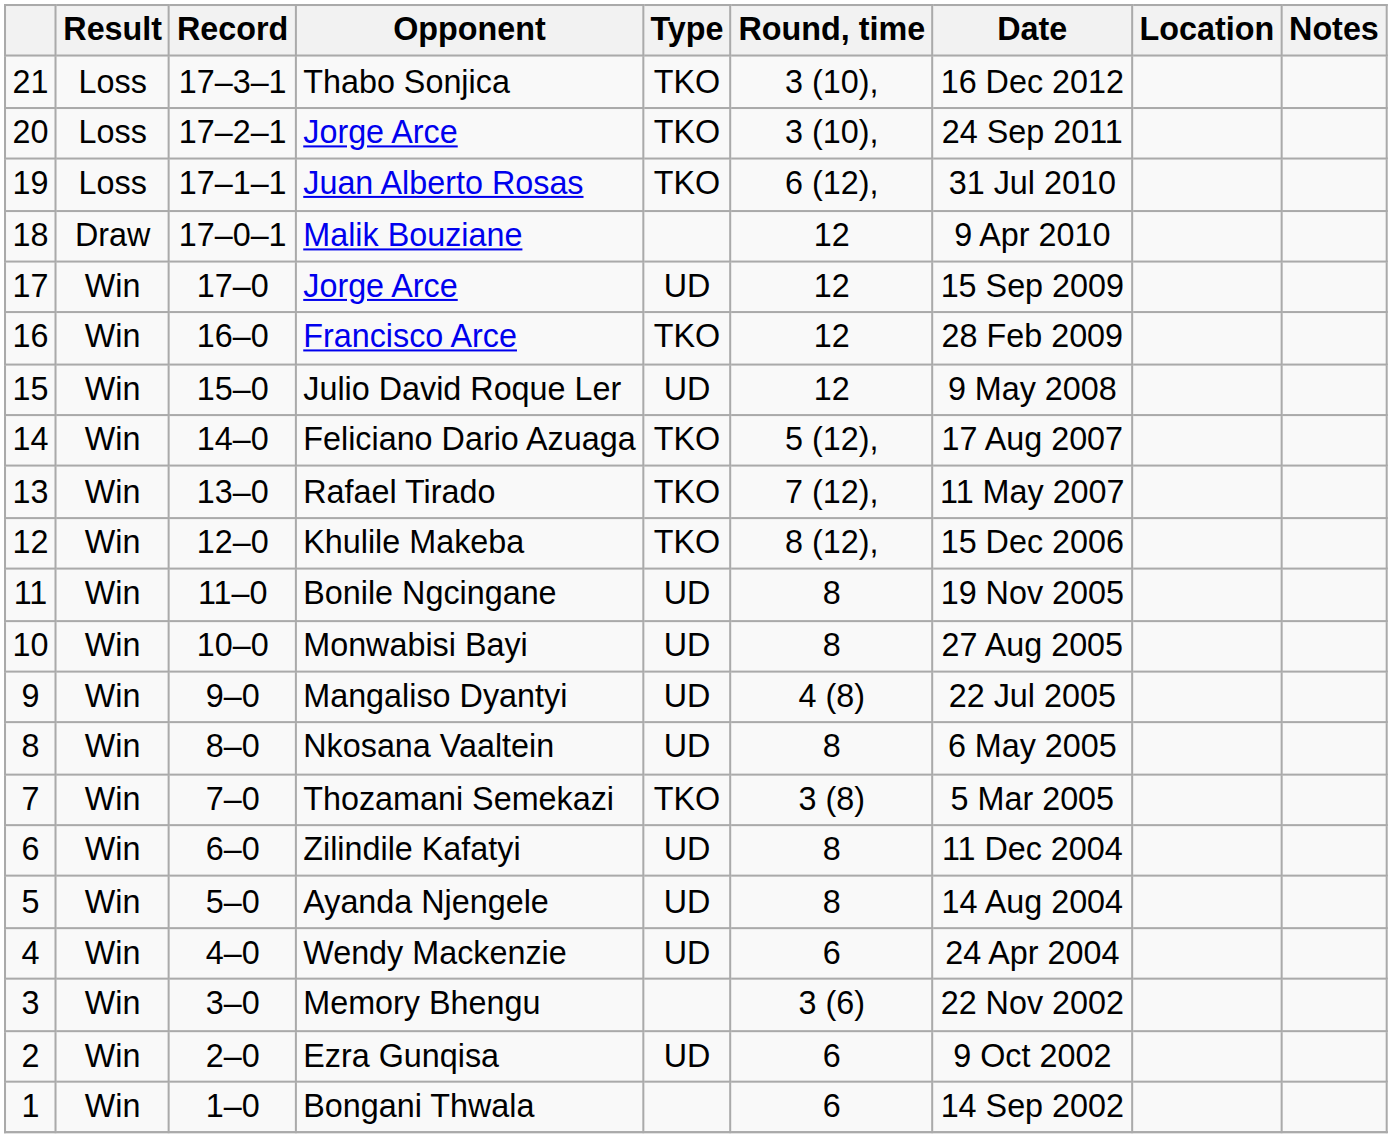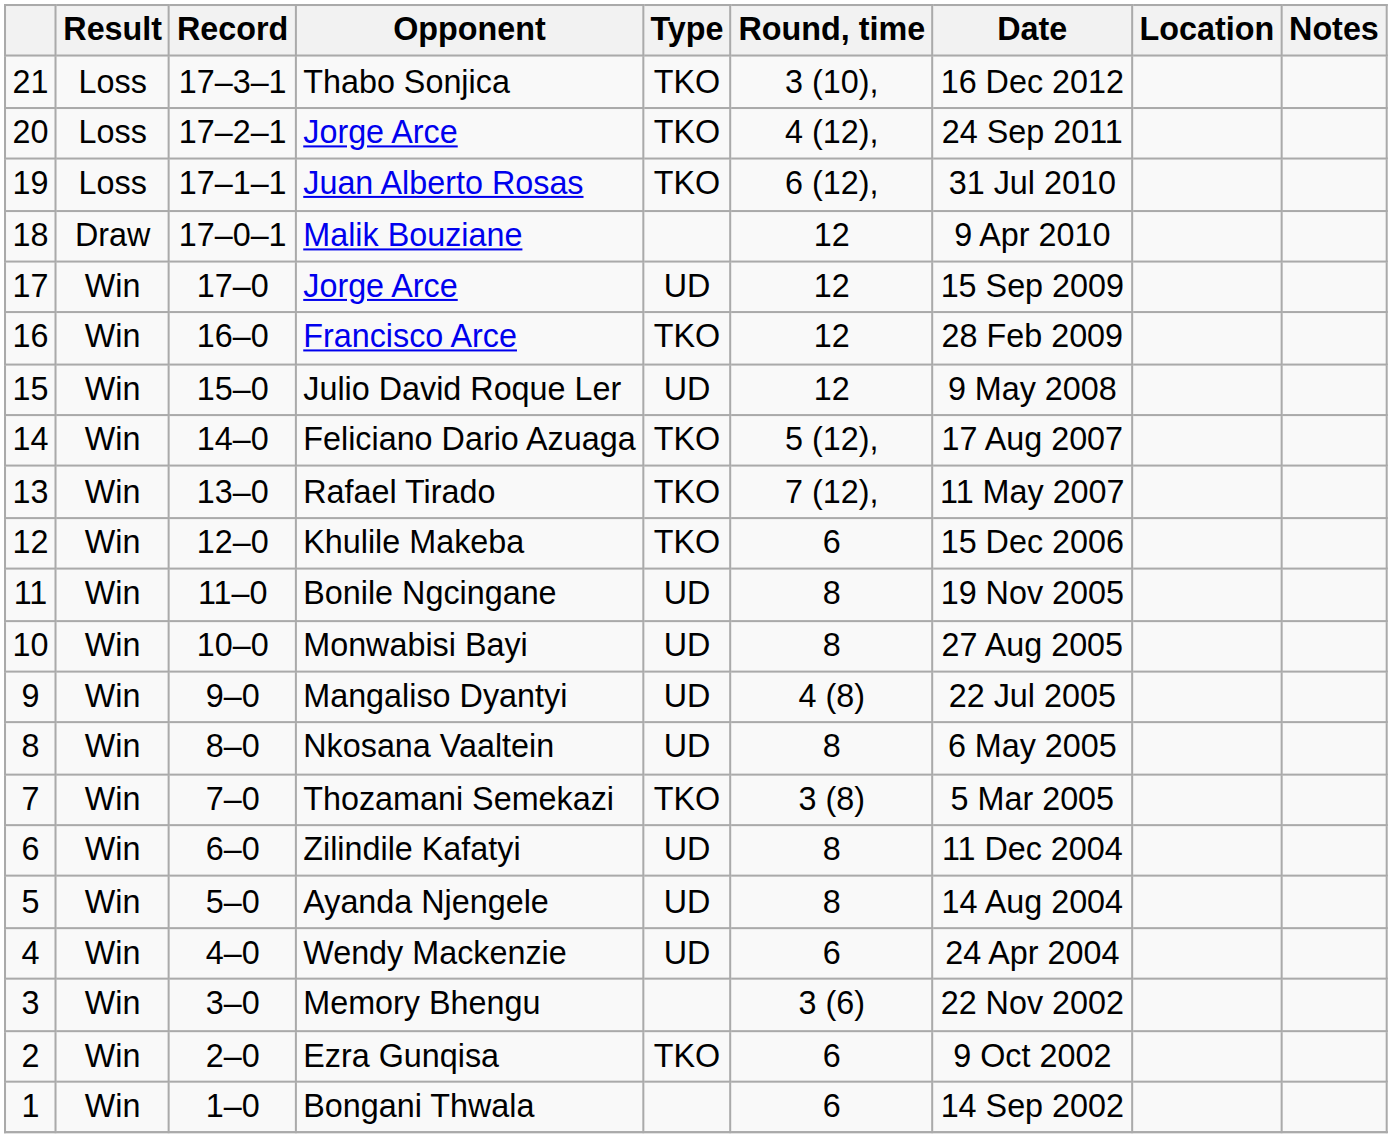(832, 132) 3 (10), -> (832, 132) 4 (12),
(832, 542) 8 (12), -> (832, 542) 6
(687, 1055) UD -> (687, 1055) TKO
